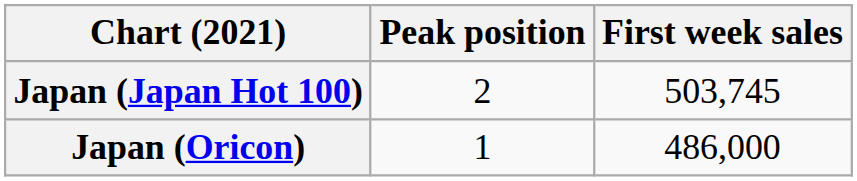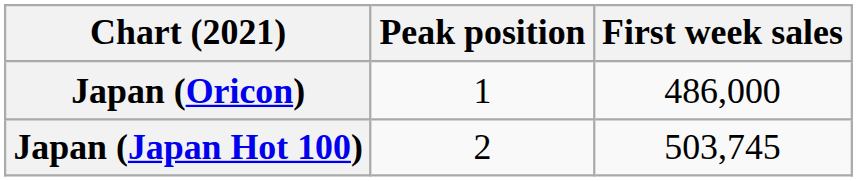rows swapped: (188, 89) <-> (188, 146)
